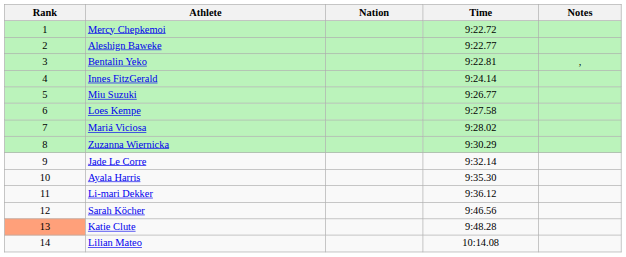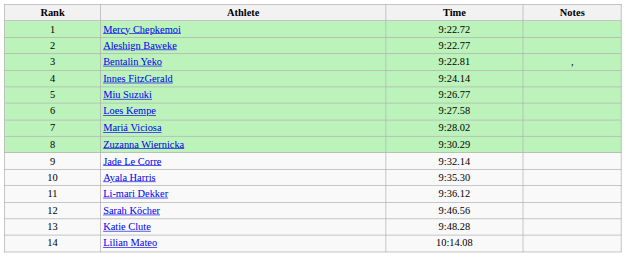- column: (374, 12)
(45, 227) lightsalmon background -> (53, 227) no background
